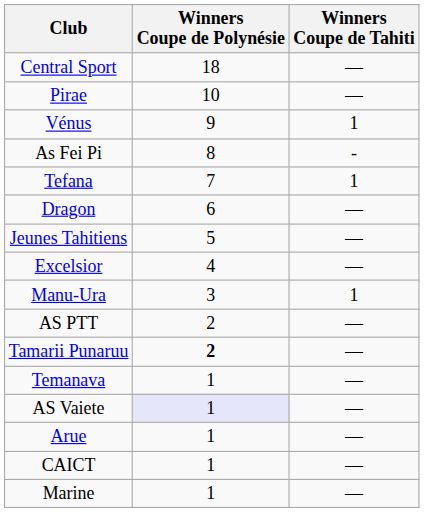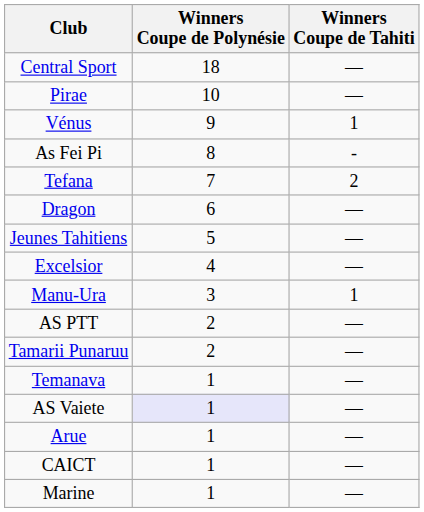(354, 180) 1 -> (354, 180) 2
(211, 351) bold -> (211, 351) normal
